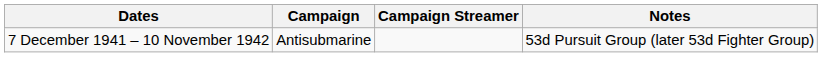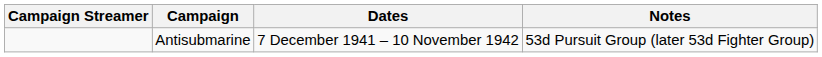columns swapped: (448, 16) <-> (139, 16)
